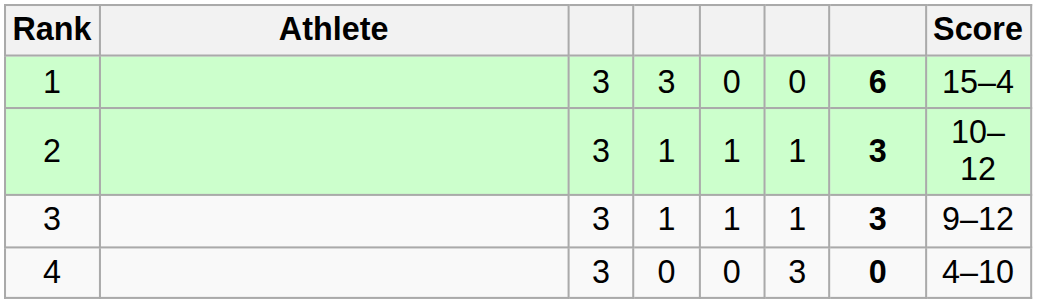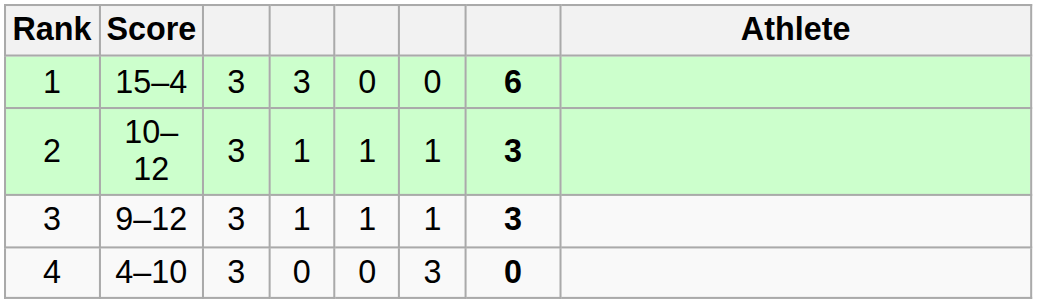columns swapped: (334, 30) <-> (978, 30)
